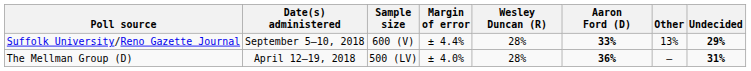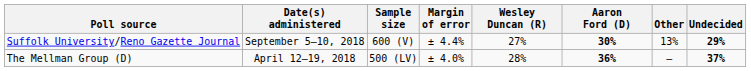(517, 41) 28% -> (517, 41) 27%
(607, 41) 33% -> (607, 41) 30%
(716, 58) 31% -> (716, 58) 37%
